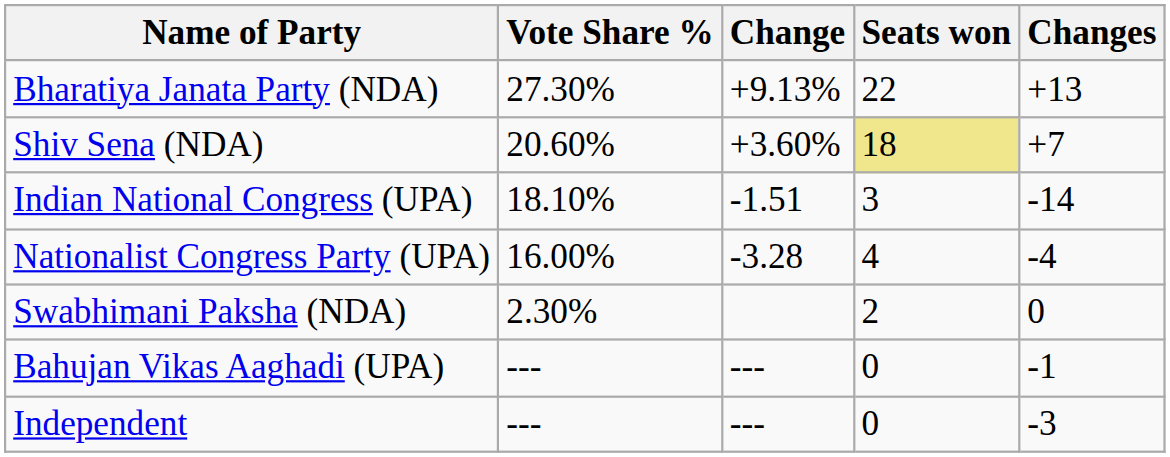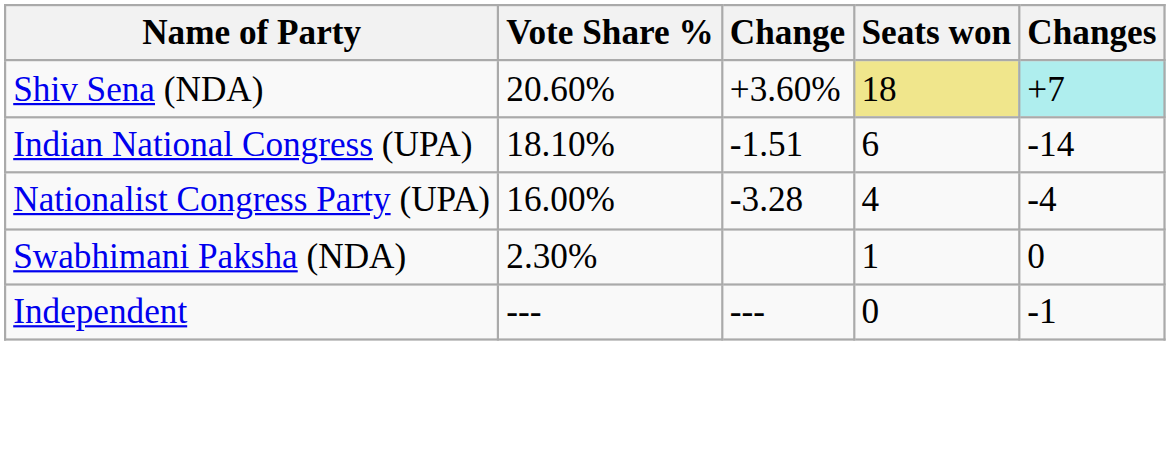- row: (226, 88)
(1046, 144) no background -> (1046, 88) paleturquoise background
(870, 199) 3 -> (870, 144) 6
(870, 311) 2 -> (870, 255) 1
- row: (229, 367)
(1042, 423) -3 -> (1042, 311) -1
